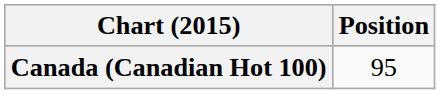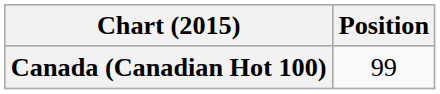(384, 66) 95 -> (384, 66) 99
